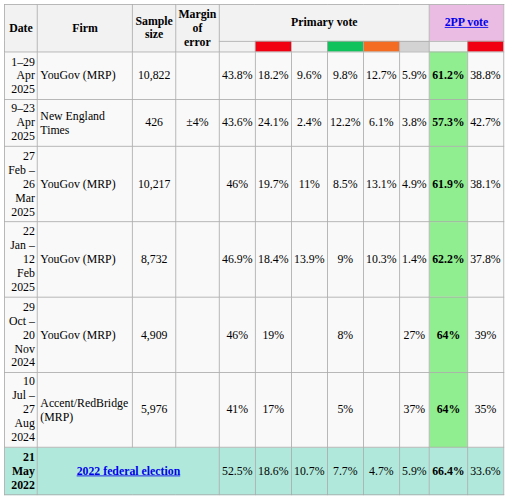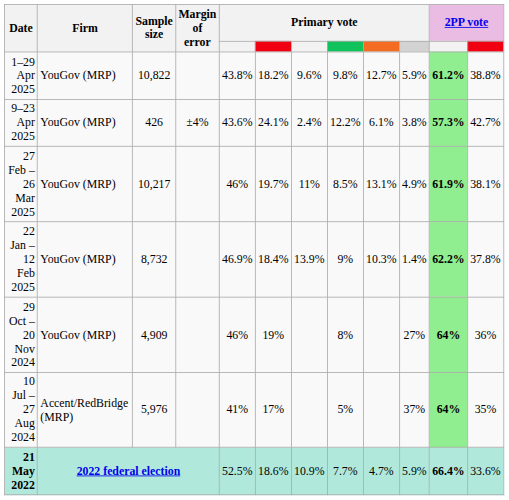(73, 123) New England Times -> (78, 123) YouGov (MRP)
(485, 335) 39% -> (485, 335) 36%
(309, 471) 10.7% -> (309, 471) 10.9%
